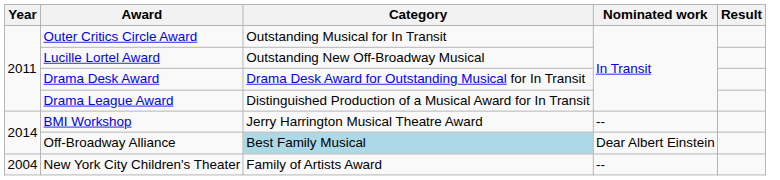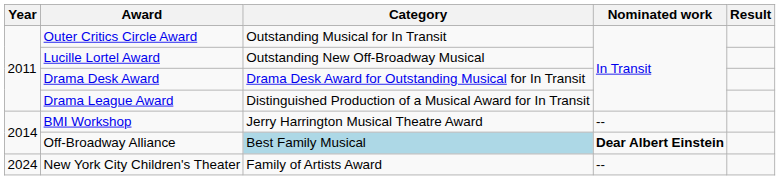(655, 143) normal -> (660, 143) bold
(22, 164) 2004 -> (22, 164) 2024
